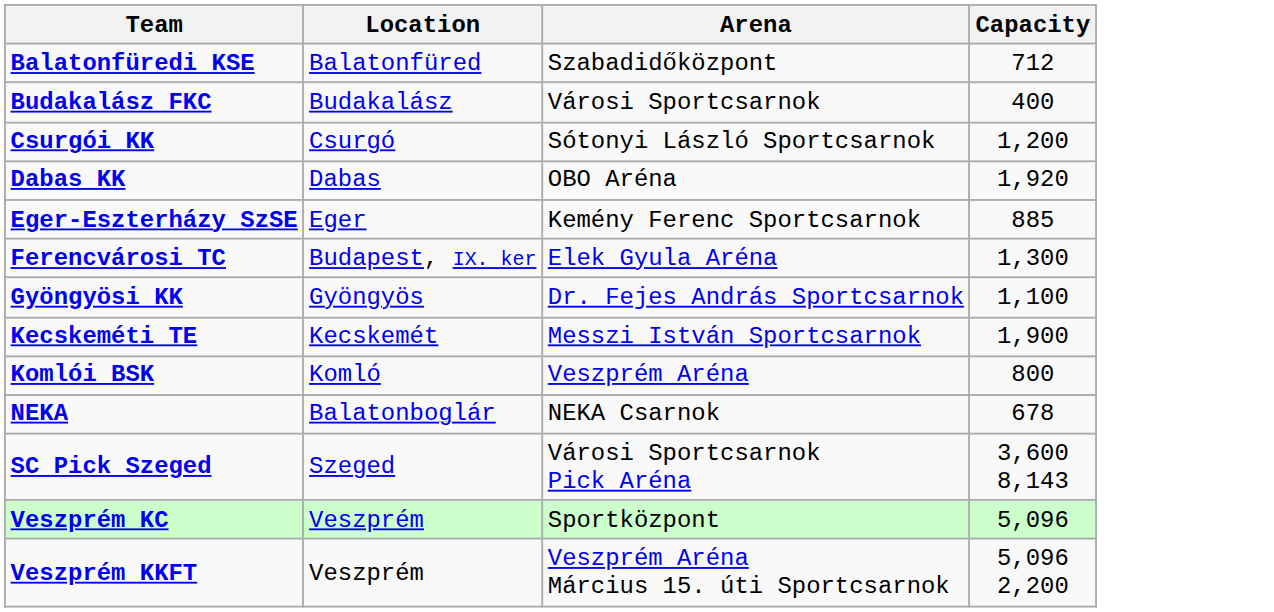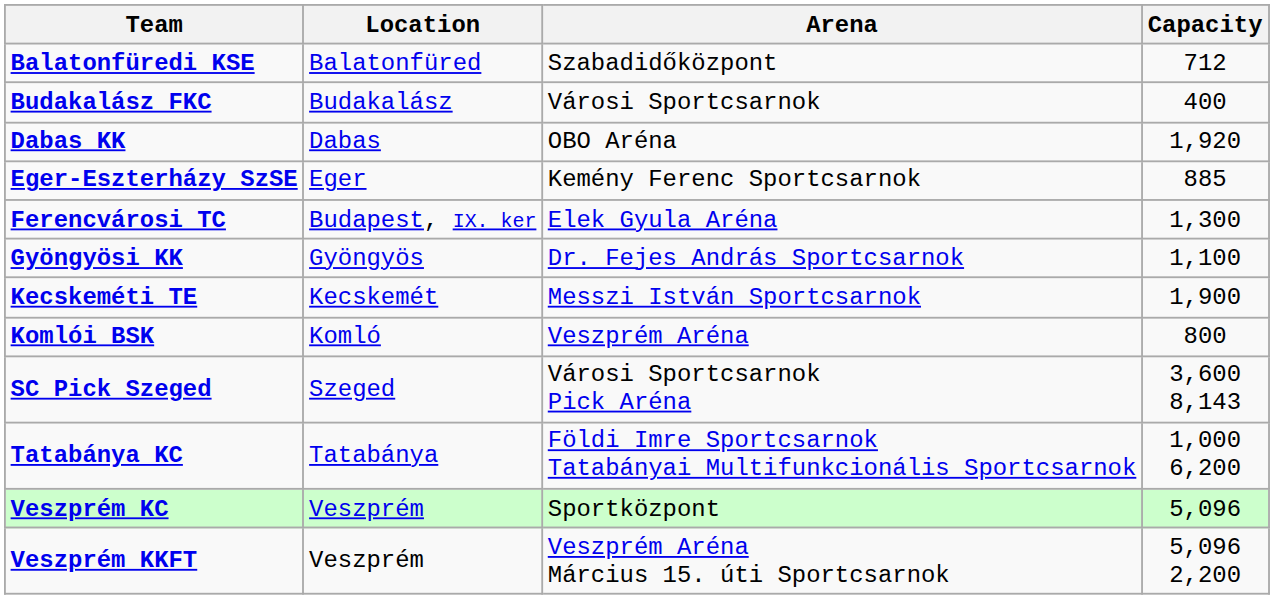- row: (82, 141)
- row: (39, 414)
+ row: (97, 456)
